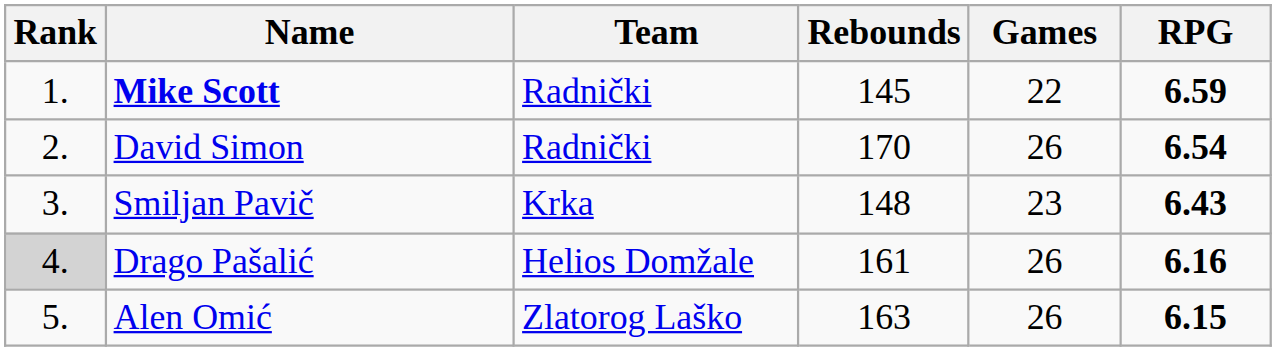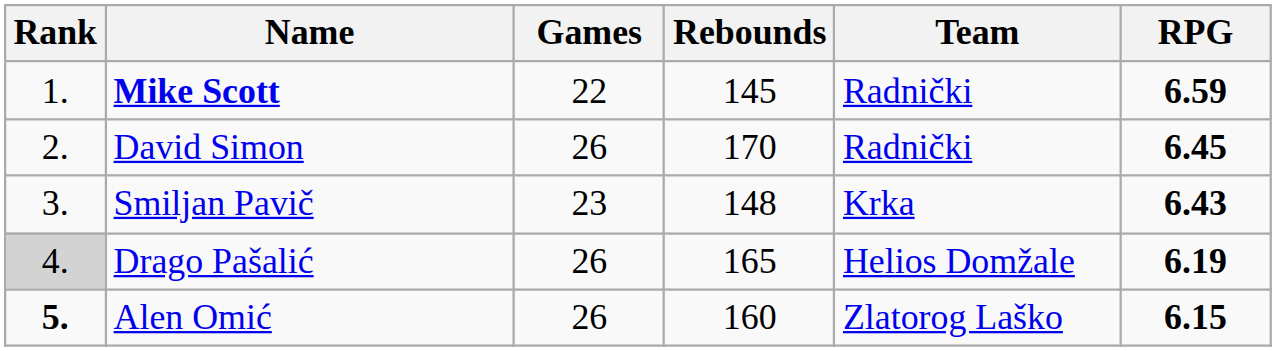columns swapped: (656, 32) <-> (1045, 32)
(1195, 146) 6.54 -> (1195, 146) 6.45
(884, 260) 161 -> (750, 260) 165
(1195, 260) 6.16 -> (1195, 260) 6.19
(55, 317) normal -> (55, 317) bold
(884, 317) 163 -> (750, 317) 160
